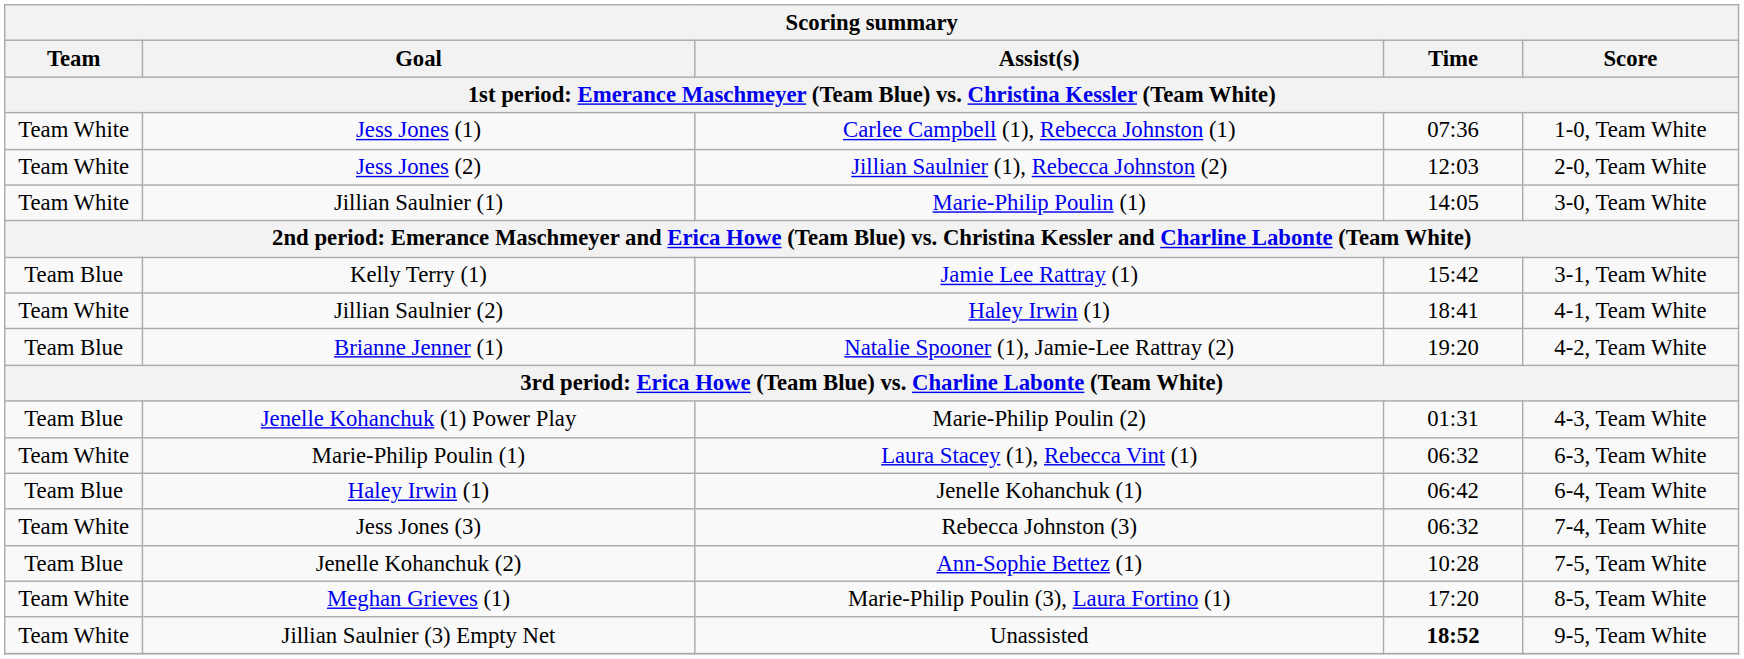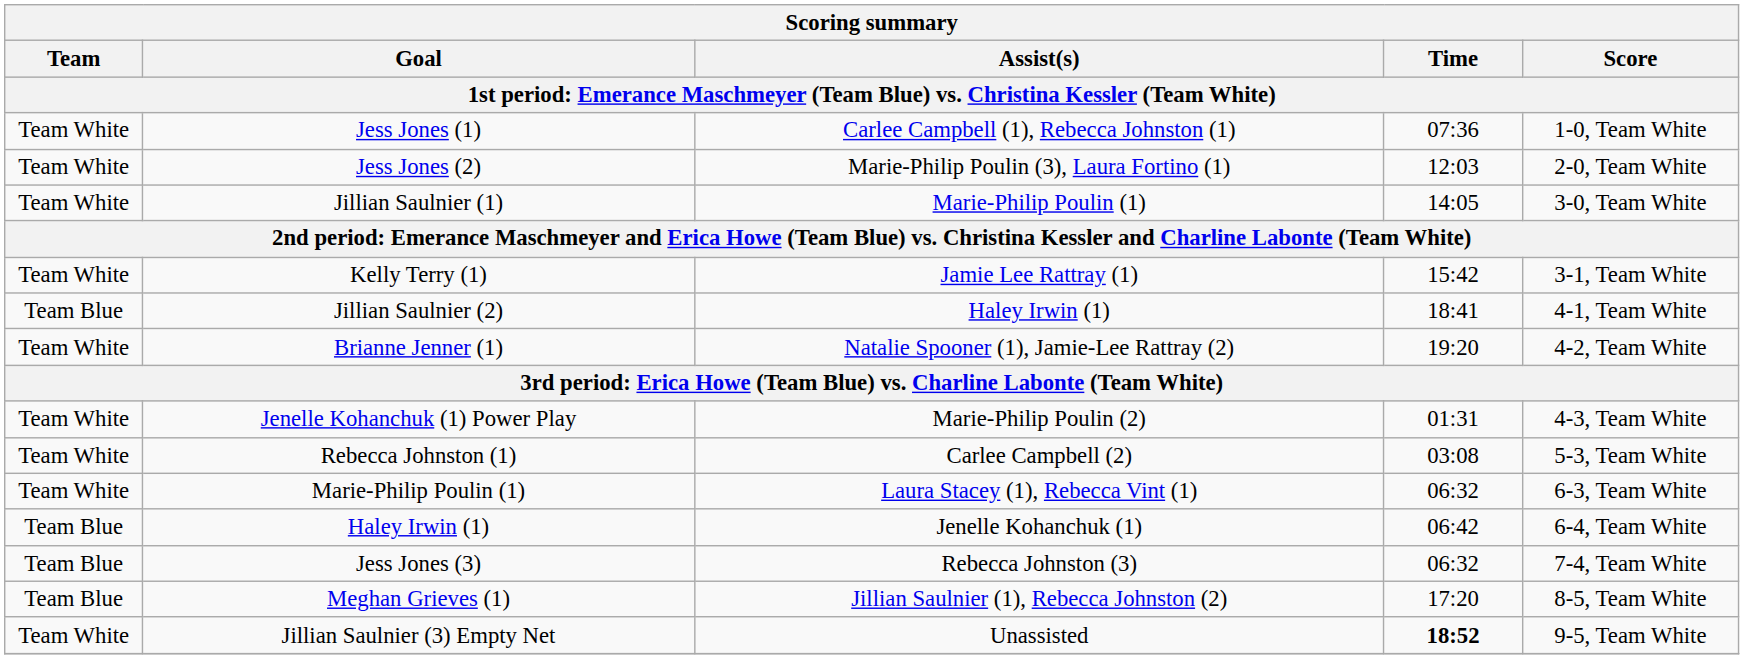(1039, 166) Jillian Saulnier (1), Rebecca Johnston (2) -> (1039, 166) Marie-Philip Poulin (3), Laura Fortino (1)
(74, 274) Team Blue -> (74, 274) Team White
(74, 310) Team White -> (74, 310) Team Blue
(74, 346) Team Blue -> (74, 346) Team White
(74, 418) Team Blue -> (74, 418) Team White
+ row: (418, 454)
(74, 526) Team White -> (74, 563) Team Blue
- row: (419, 563)
(74, 599) Team White -> (74, 599) Team Blue
(1039, 599) Marie-Philip Poulin (3), Laura Fortino (1) -> (1039, 599) Jillian Saulnier (1), Rebecca Johnston (2)
